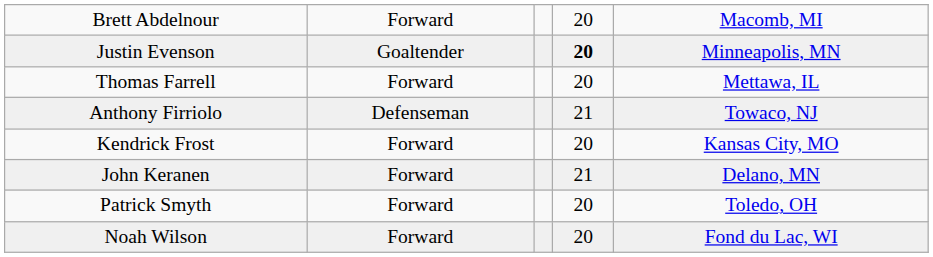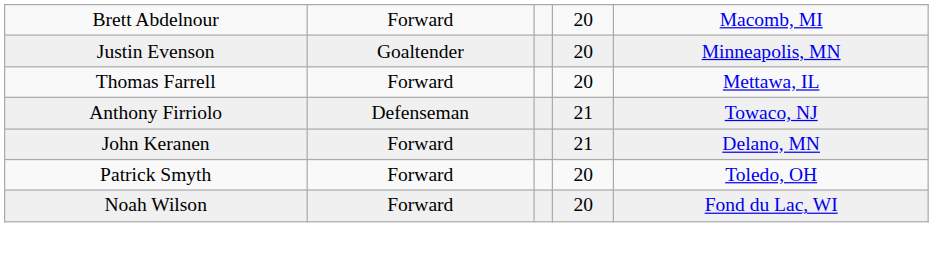(583, 50) bold -> (583, 50) normal
- row: (156, 143)
